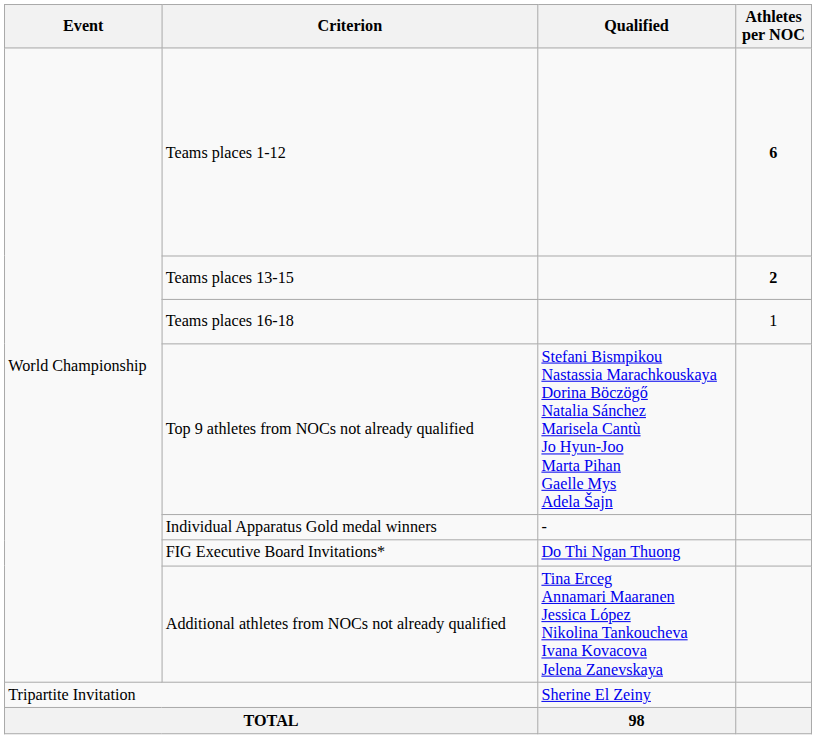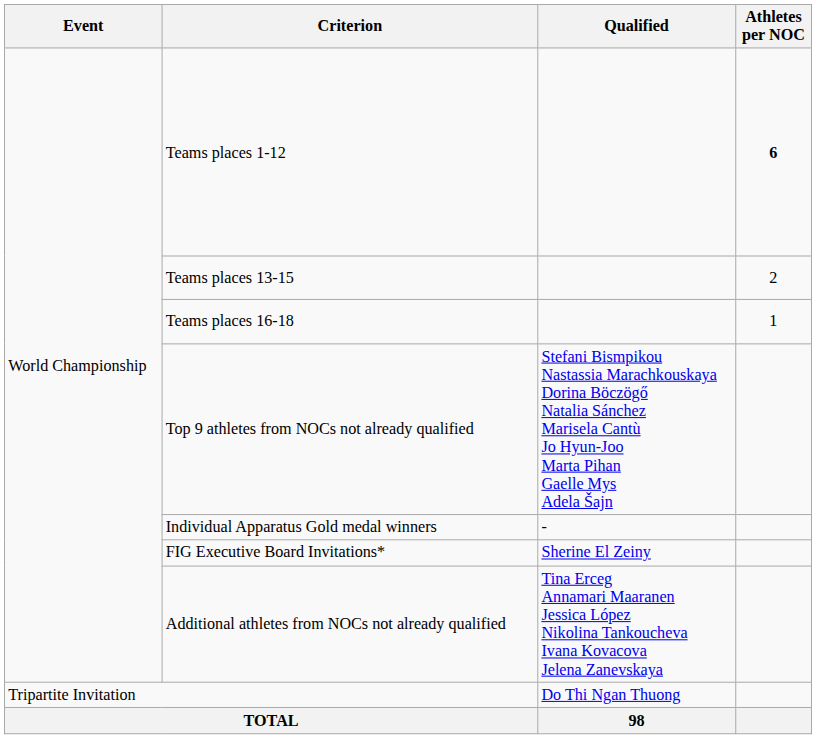(773, 277) bold -> (773, 277) normal
(611, 552) Do Thi Ngan Thuong -> (596, 552) Sherine El Zeiny
(596, 695) Sherine El Zeiny -> (611, 695) Do Thi Ngan Thuong
